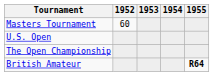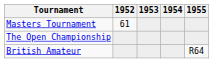(125, 25) 60 -> (125, 25) 61
- row: (29, 38)
(197, 65) bold -> (197, 51) normal
